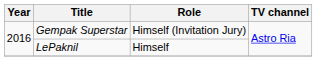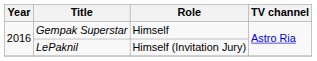(189, 30) Himself (Invitation Jury) -> (151, 30) Himself
(151, 47) Himself -> (189, 47) Himself (Invitation Jury)
